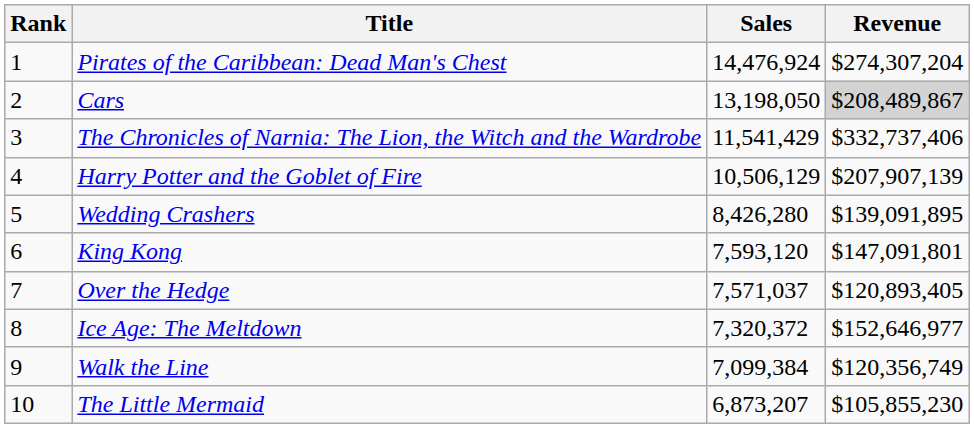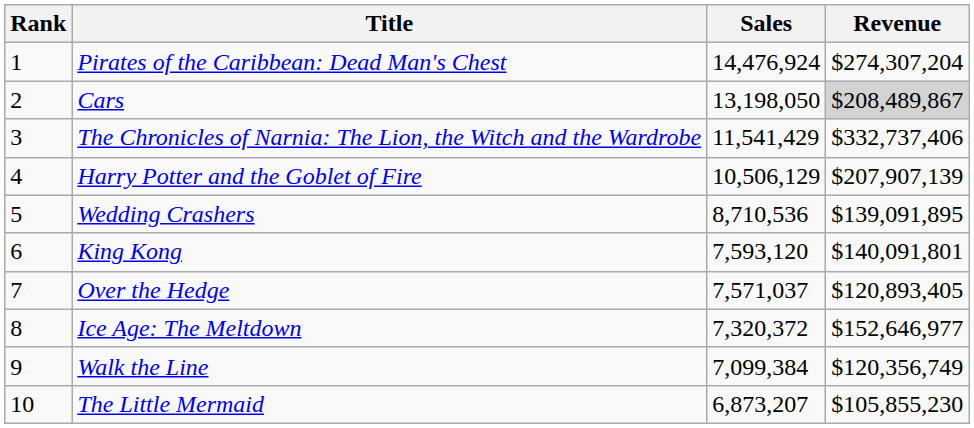(760, 213) 8,426,280 -> (760, 213) 8,710,536
(897, 251) $147,091,801 -> (897, 251) $140,091,801
